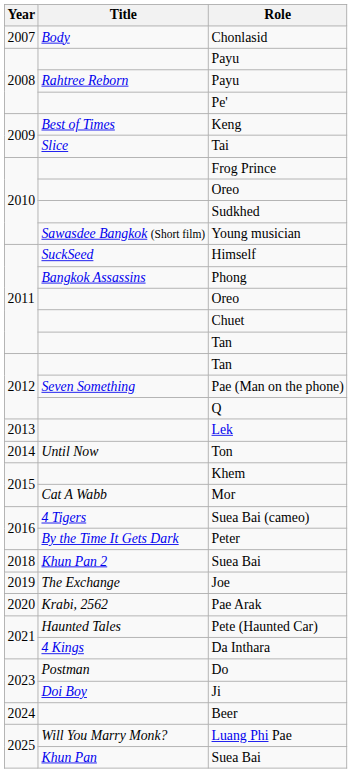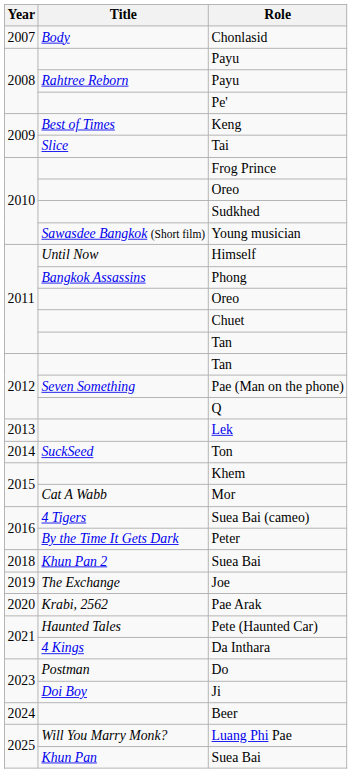(67, 255) SuckSeed -> (70, 255) Until Now
(70, 451) Until Now -> (67, 451) SuckSeed
